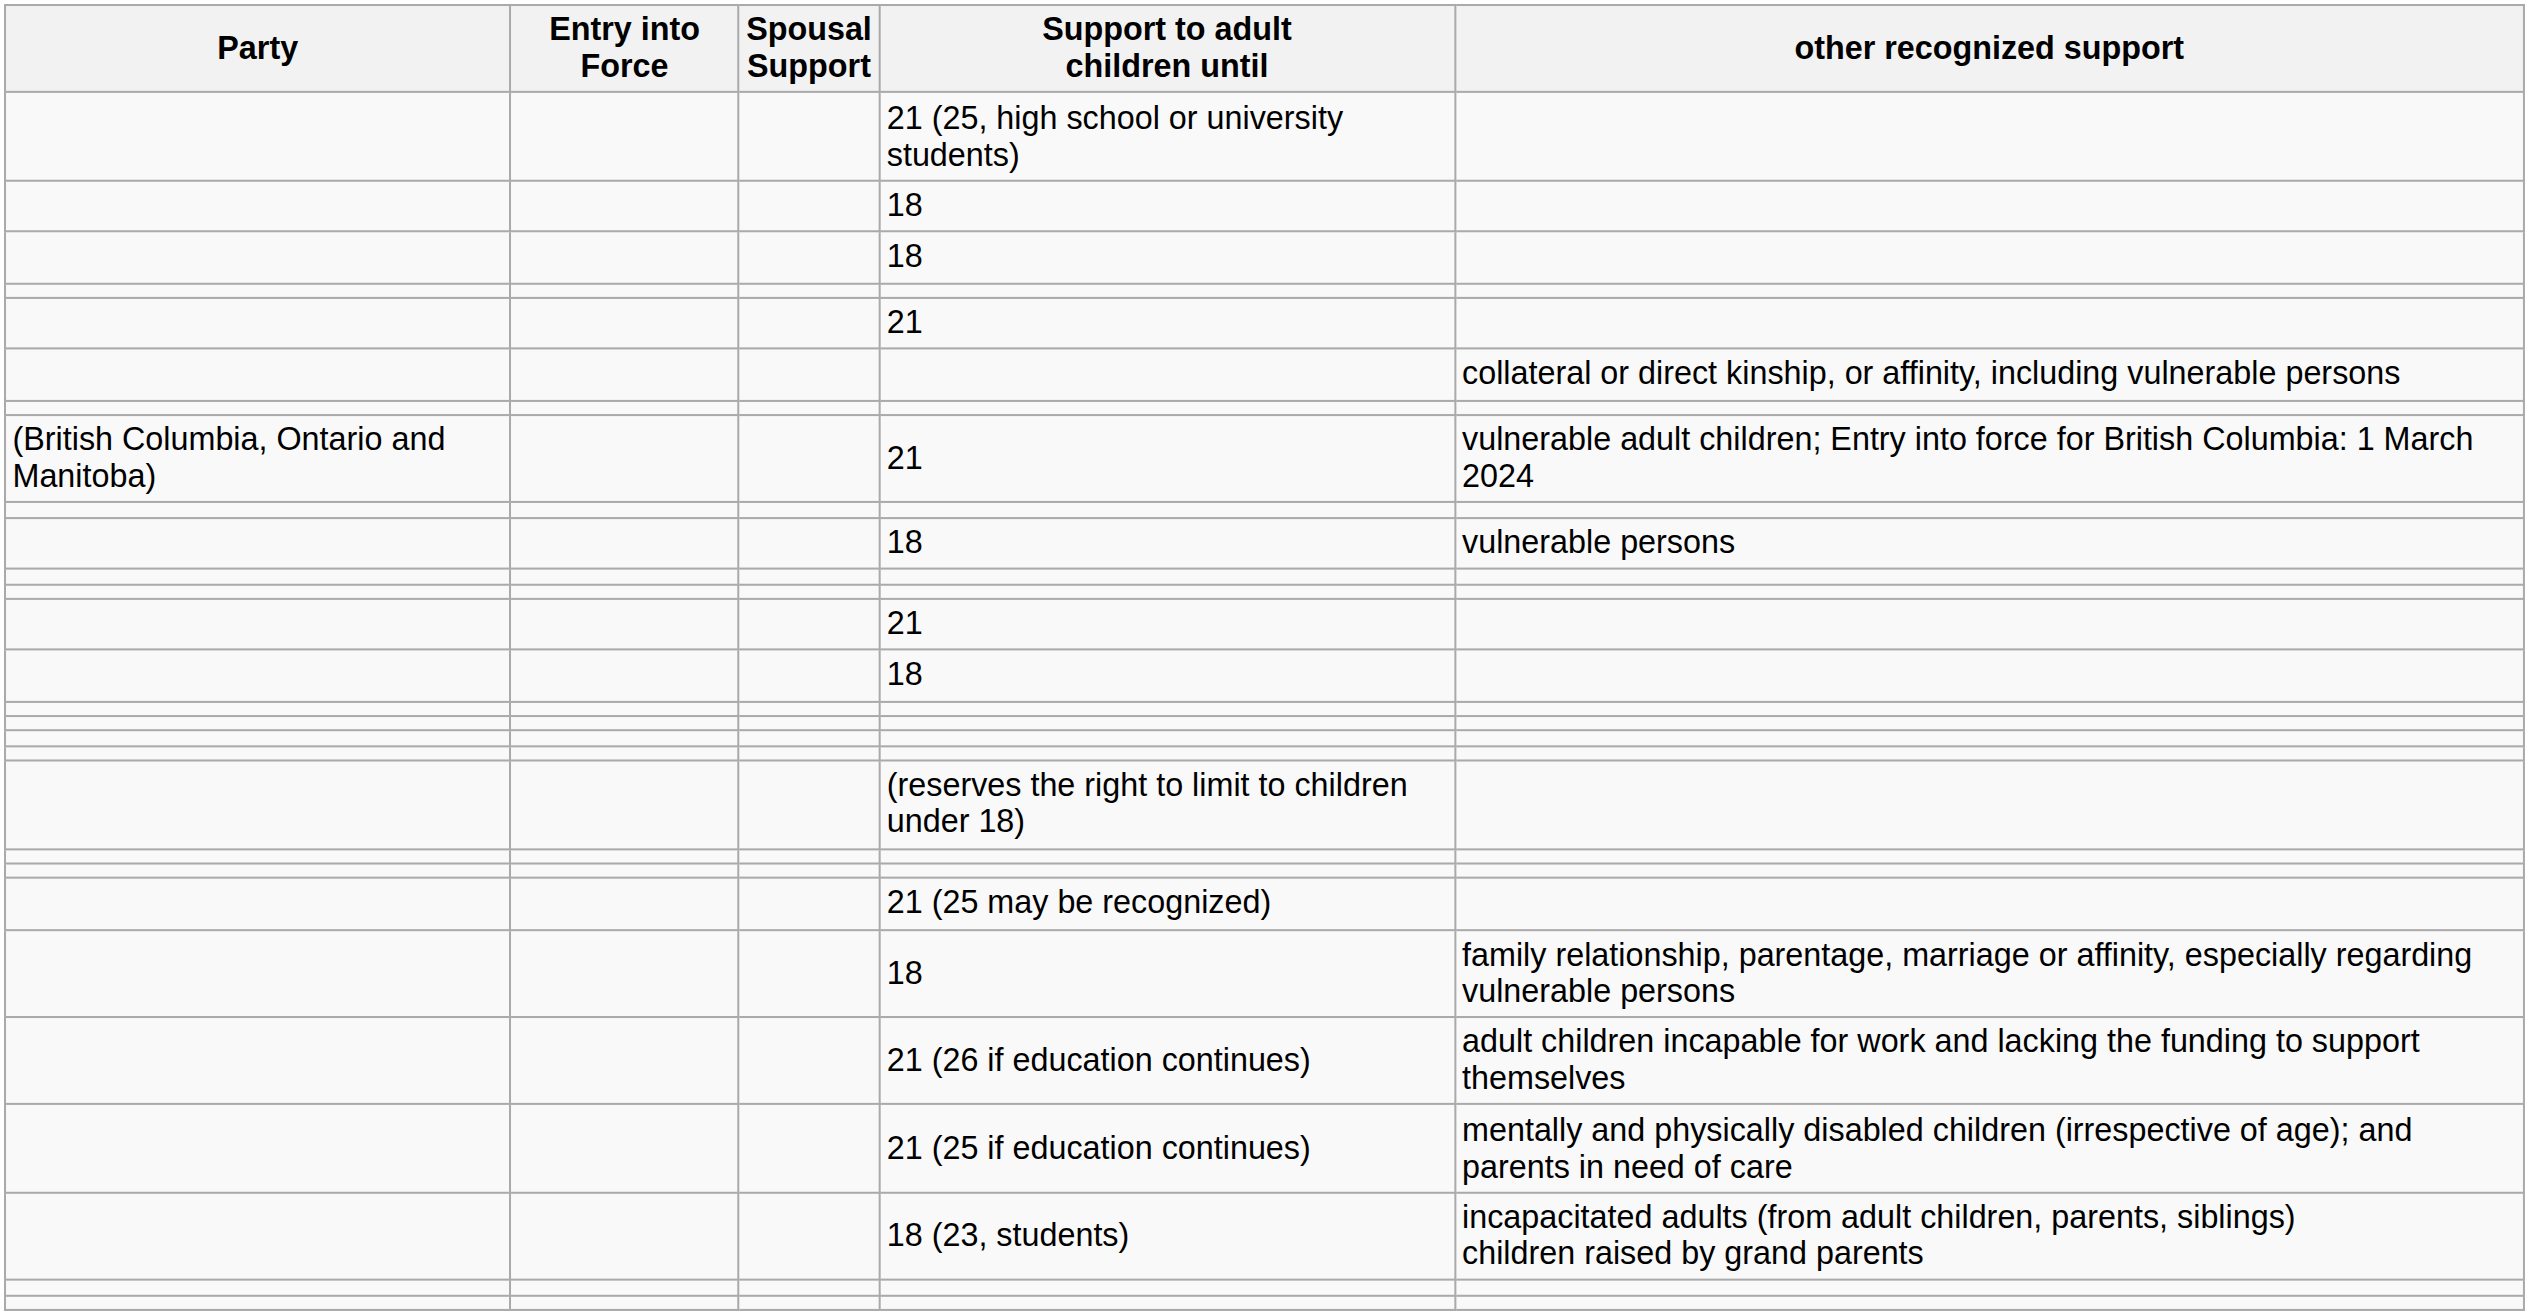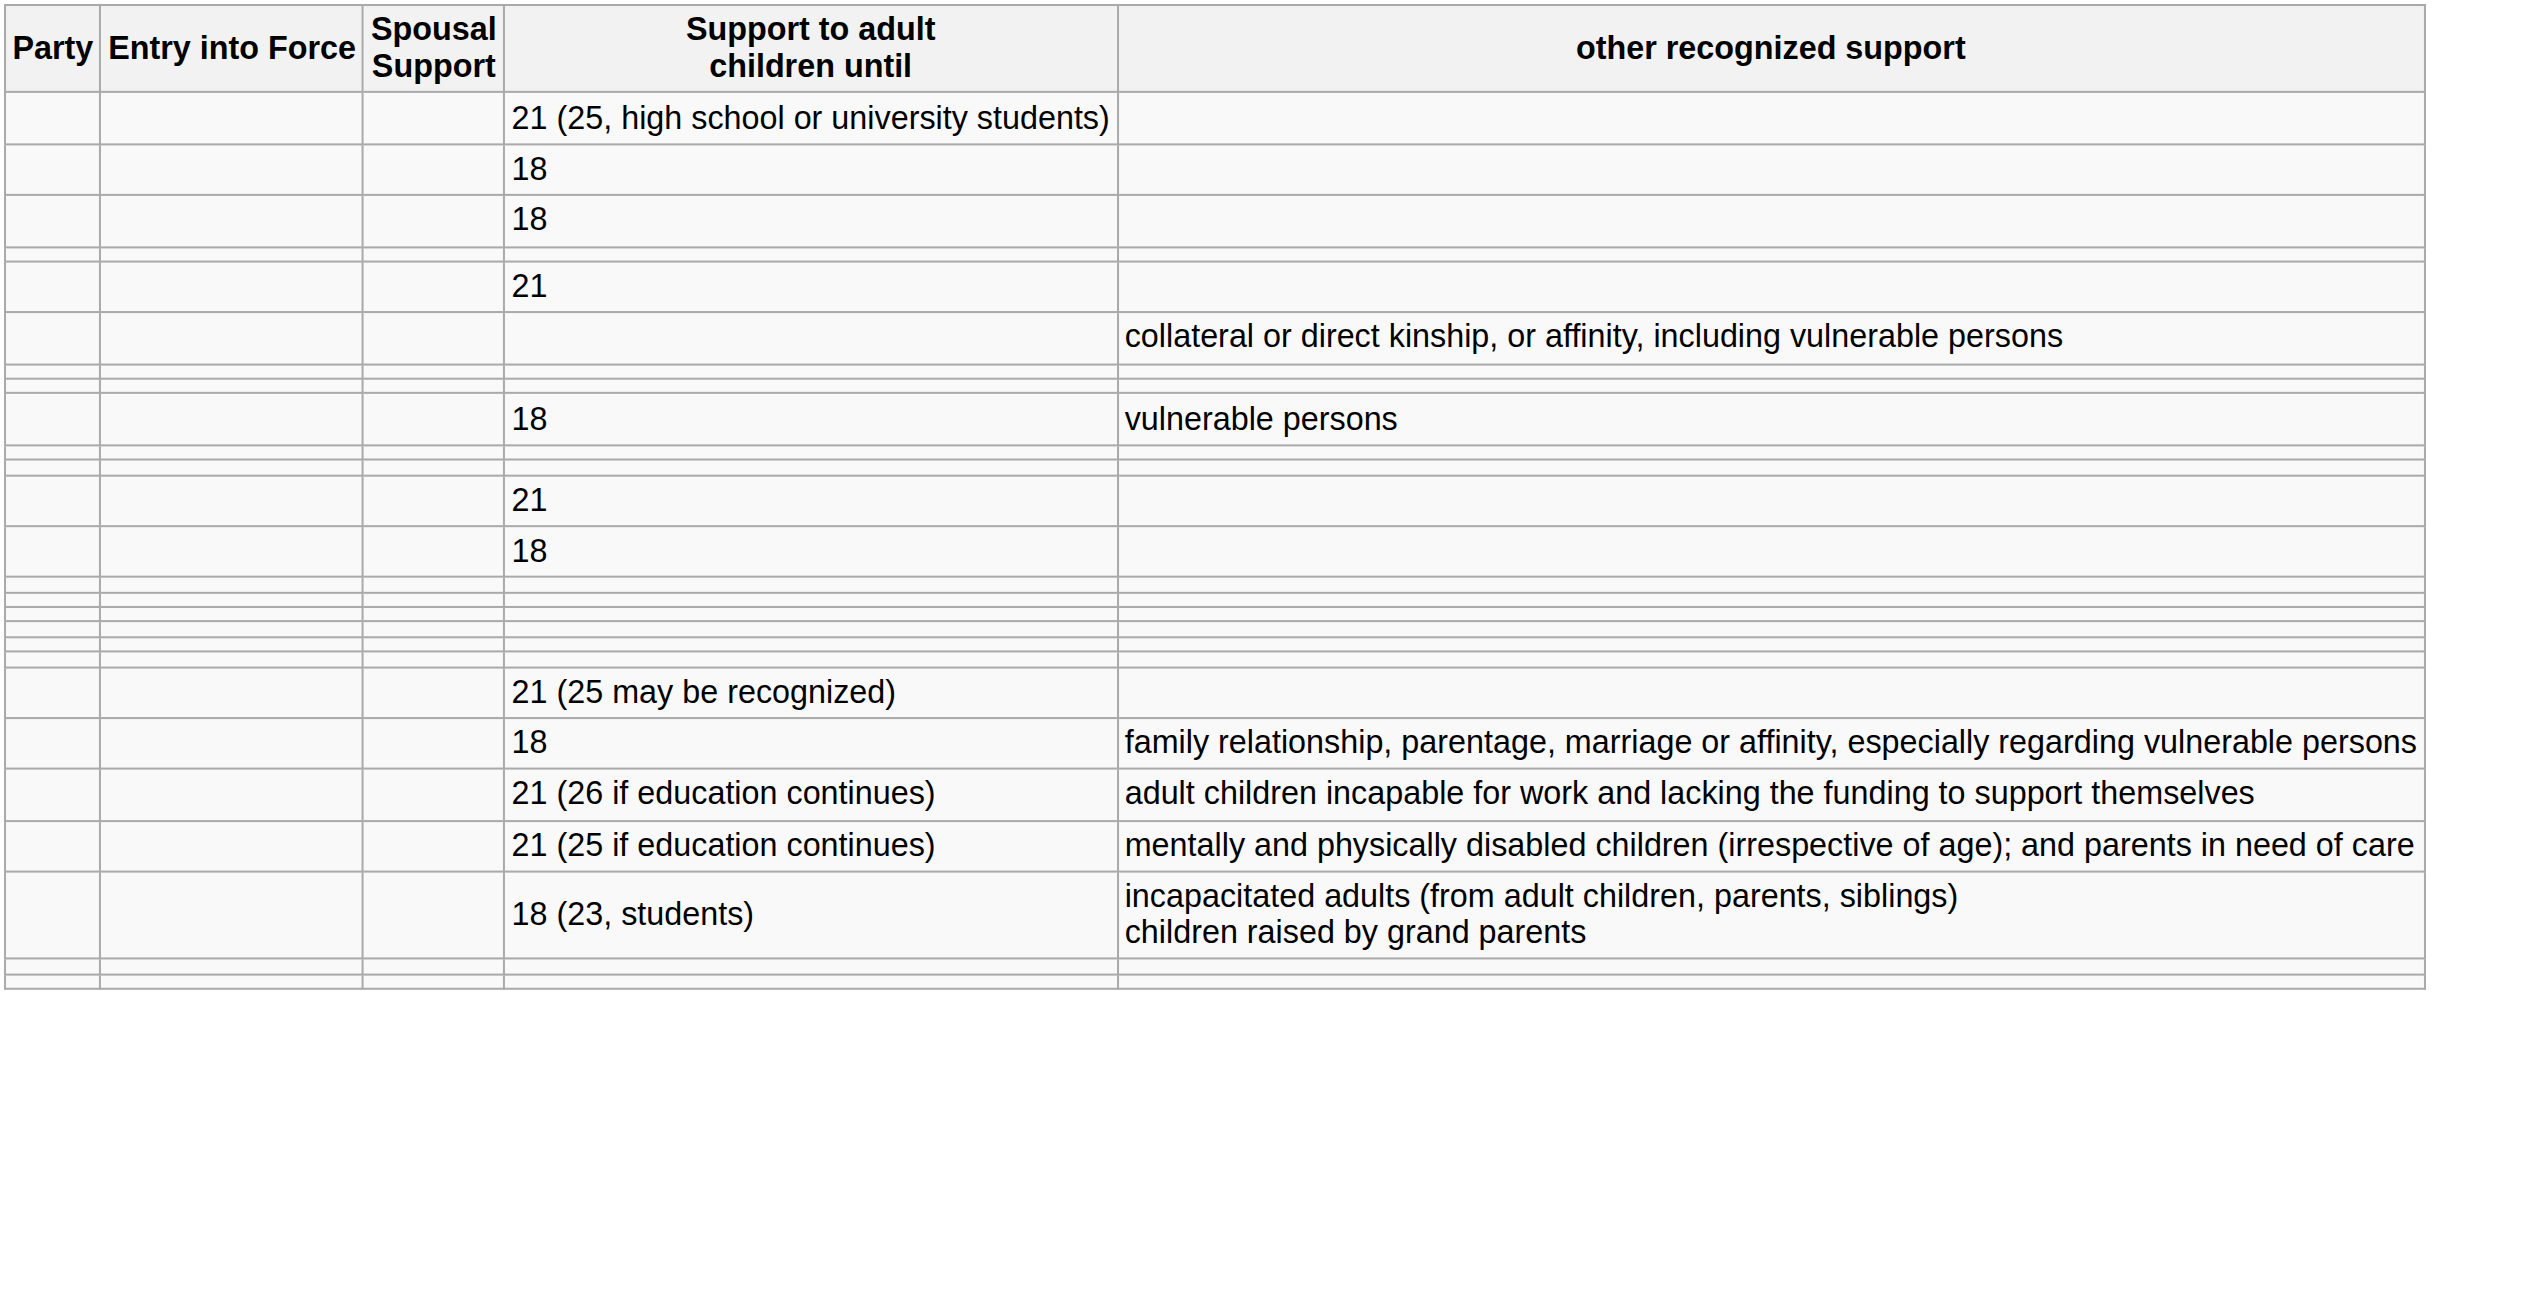- row: (229, 458)
- row: (258, 805)
